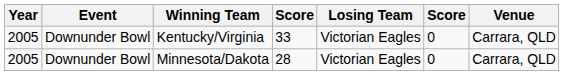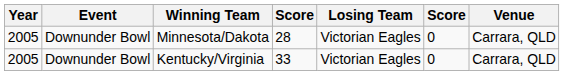rows swapped: (210, 37) <-> (213, 59)
